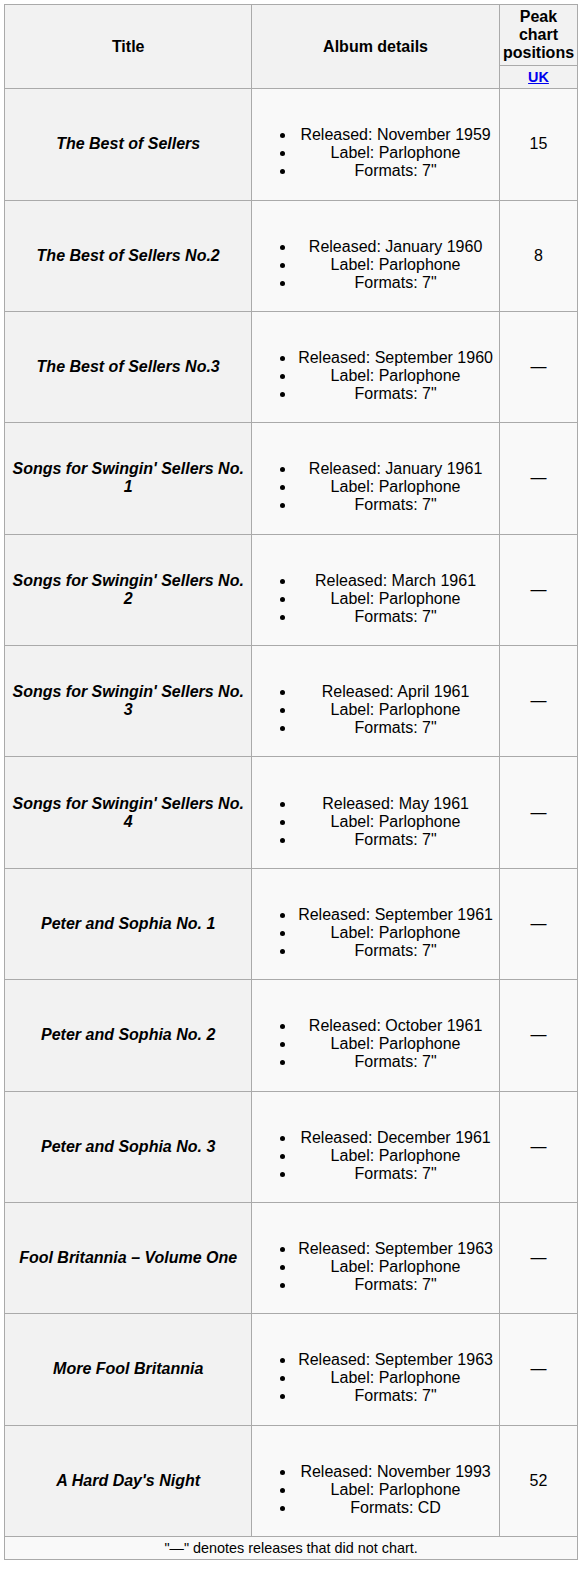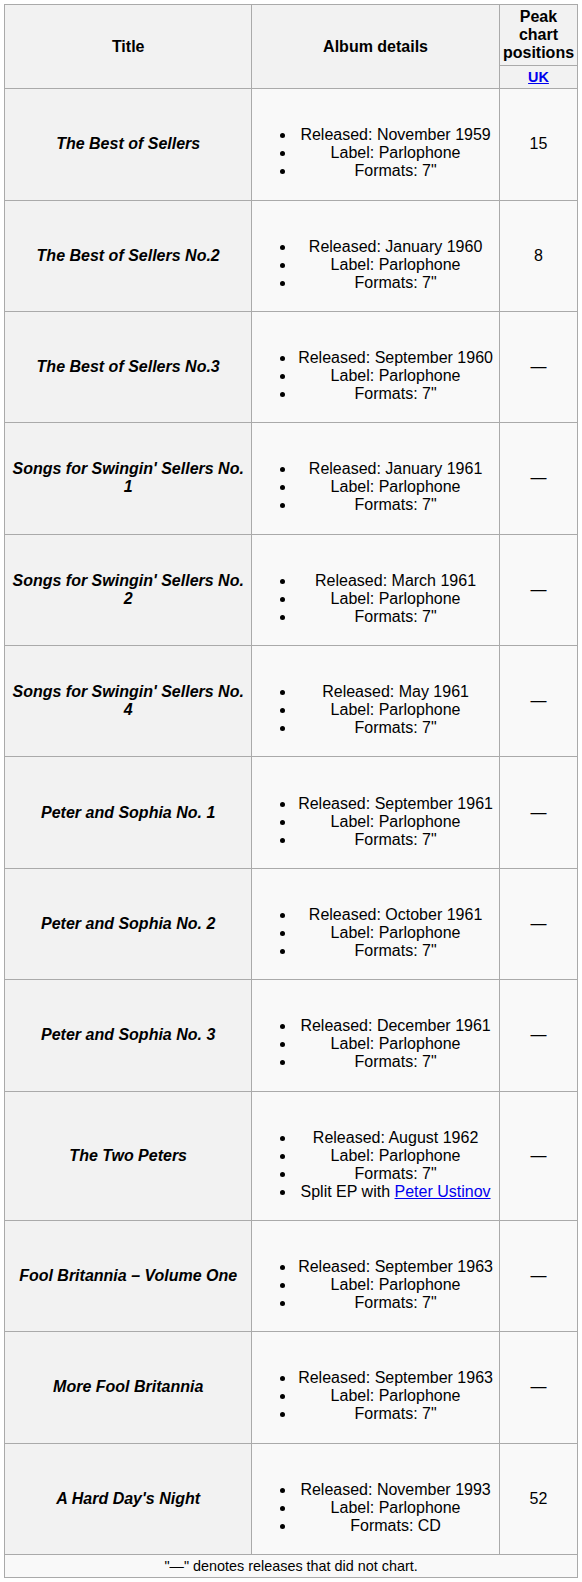- row: (128, 701)
+ row: (128, 1155)
